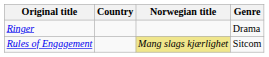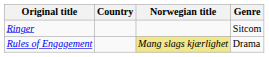(247, 28) Drama -> (247, 28) Sitcom
(247, 44) Sitcom -> (247, 44) Drama
